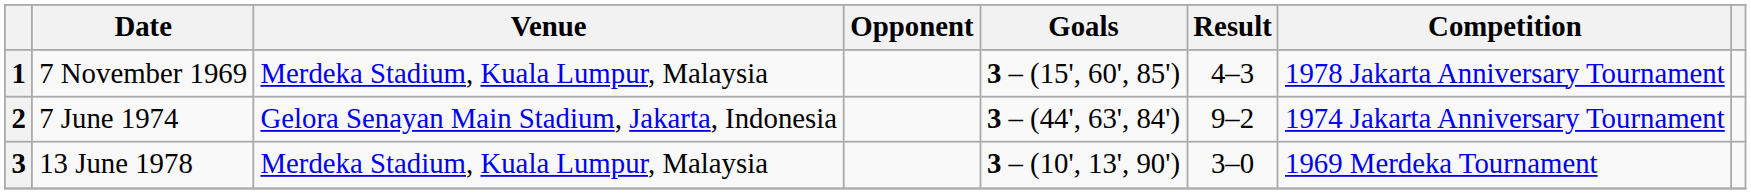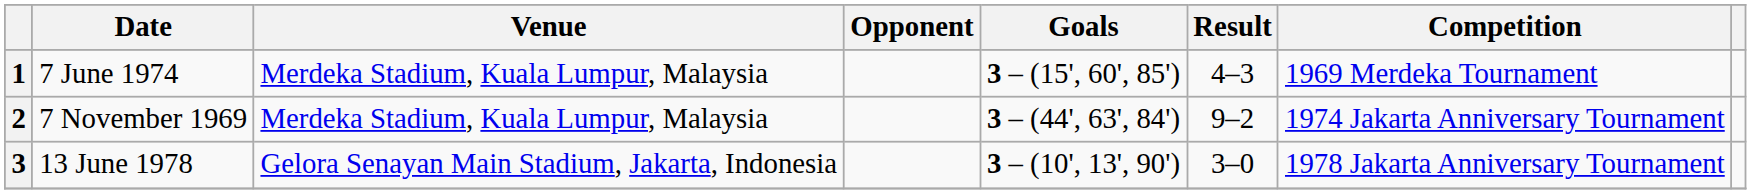(143, 73) 7 November 1969 -> (109, 73) 7 June 1974
(1505, 73) 1978 Jakarta Anniversary Tournament -> (1441, 73) 1969 Merdeka Tournament
(109, 118) 7 June 1974 -> (143, 118) 7 November 1969
(549, 118) Gelora Senayan Main Stadium, Jakarta, Indonesia -> (514, 118) Merdeka Stadium, Kuala Lumpur, Malaysia
(514, 164) Merdeka Stadium, Kuala Lumpur, Malaysia -> (549, 164) Gelora Senayan Main Stadium, Jakarta, Indonesia
(1441, 164) 1969 Merdeka Tournament -> (1505, 164) 1978 Jakarta Anniversary Tournament
